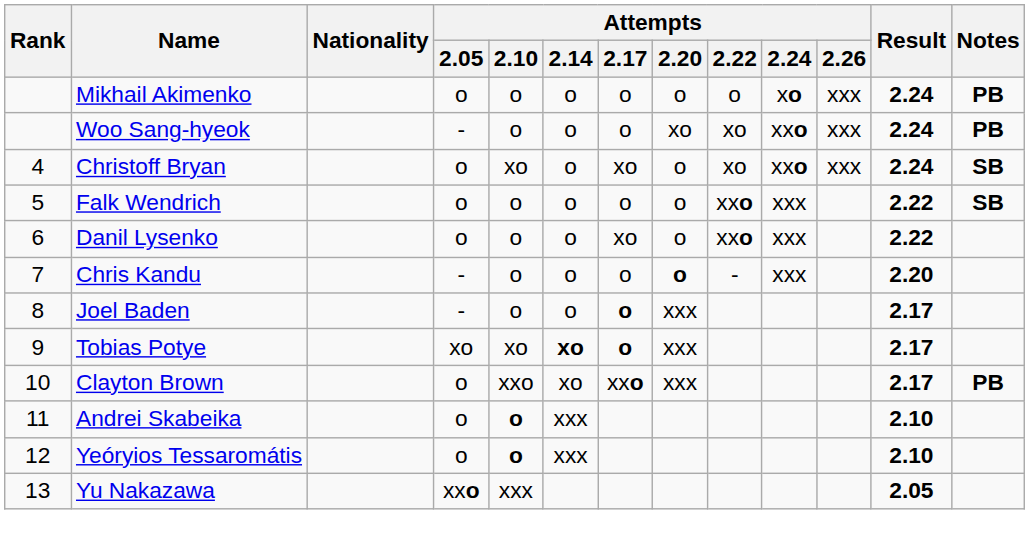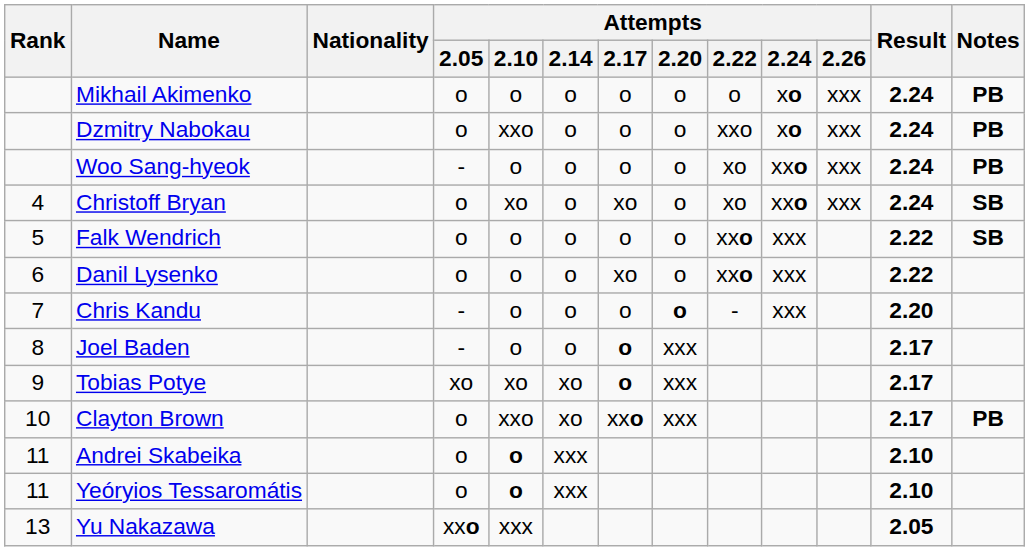+ row: (163, 130)
(680, 130) xo -> (680, 166) o
(571, 346) bold -> (571, 382) normal
(38, 454) 12 -> (38, 490) 11
